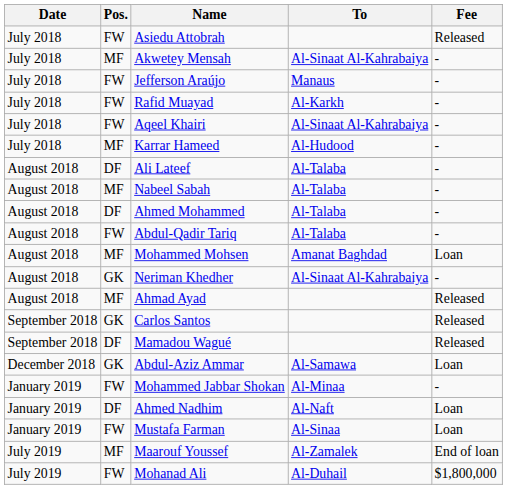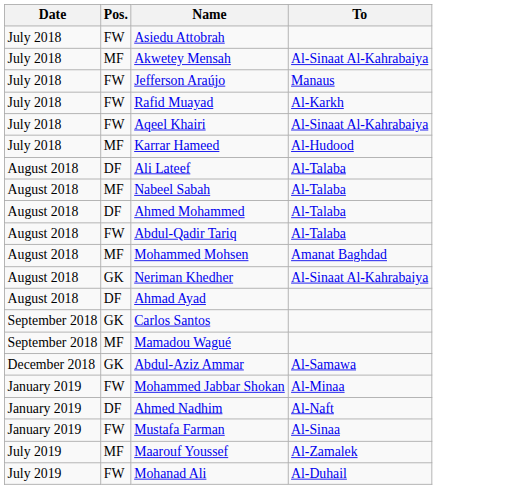- column: (467, 15)
(114, 299) MF -> (113, 299) DF
(113, 342) DF -> (114, 342) MF
